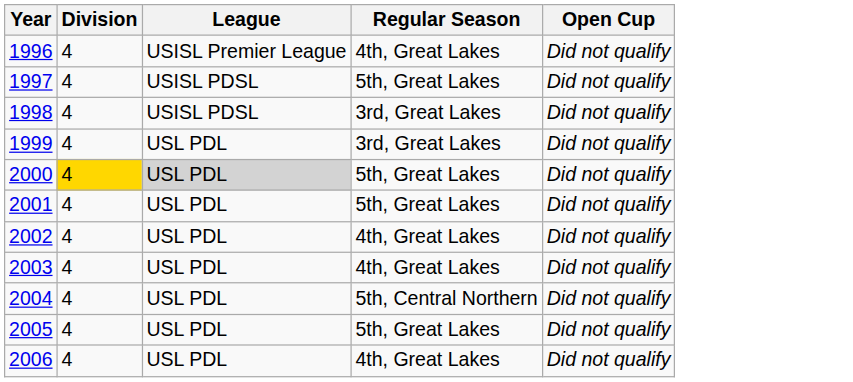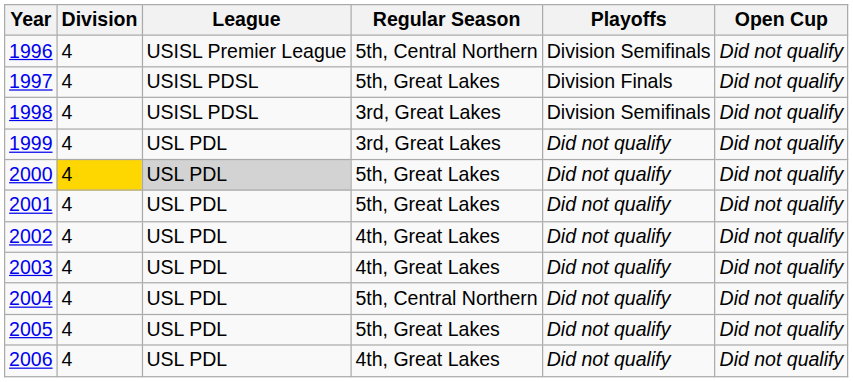+ column: (629, 19)
(428, 50) 4th, Great Lakes -> (447, 50) 5th, Central Northern
